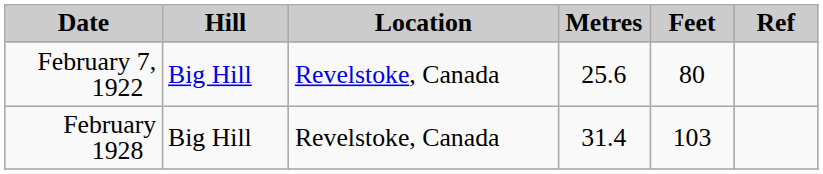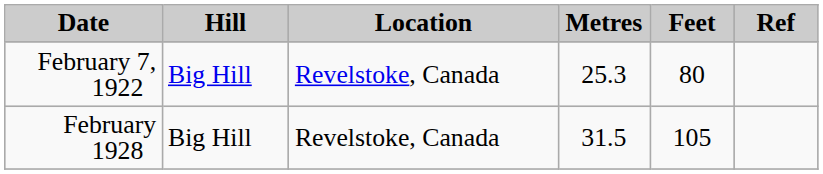(604, 73) 25.6 -> (604, 73) 25.3
(604, 137) 31.4 -> (604, 137) 31.5
(692, 137) 103 -> (692, 137) 105
